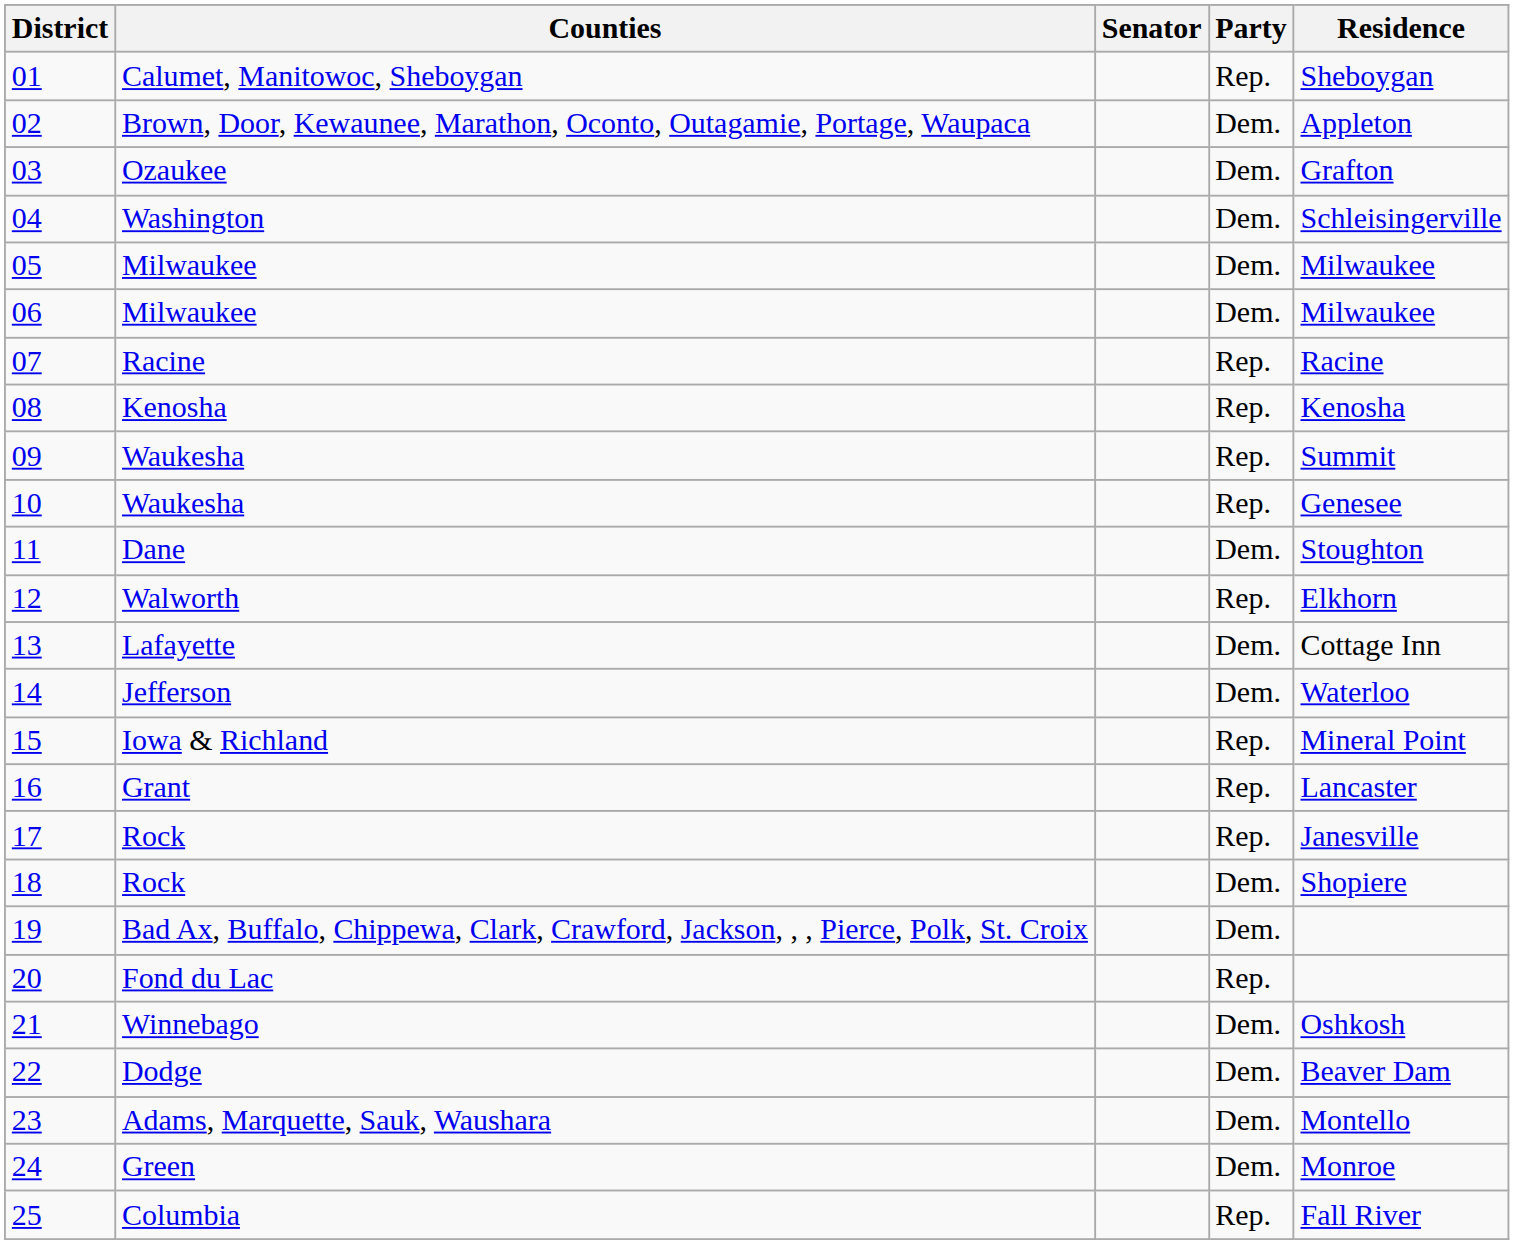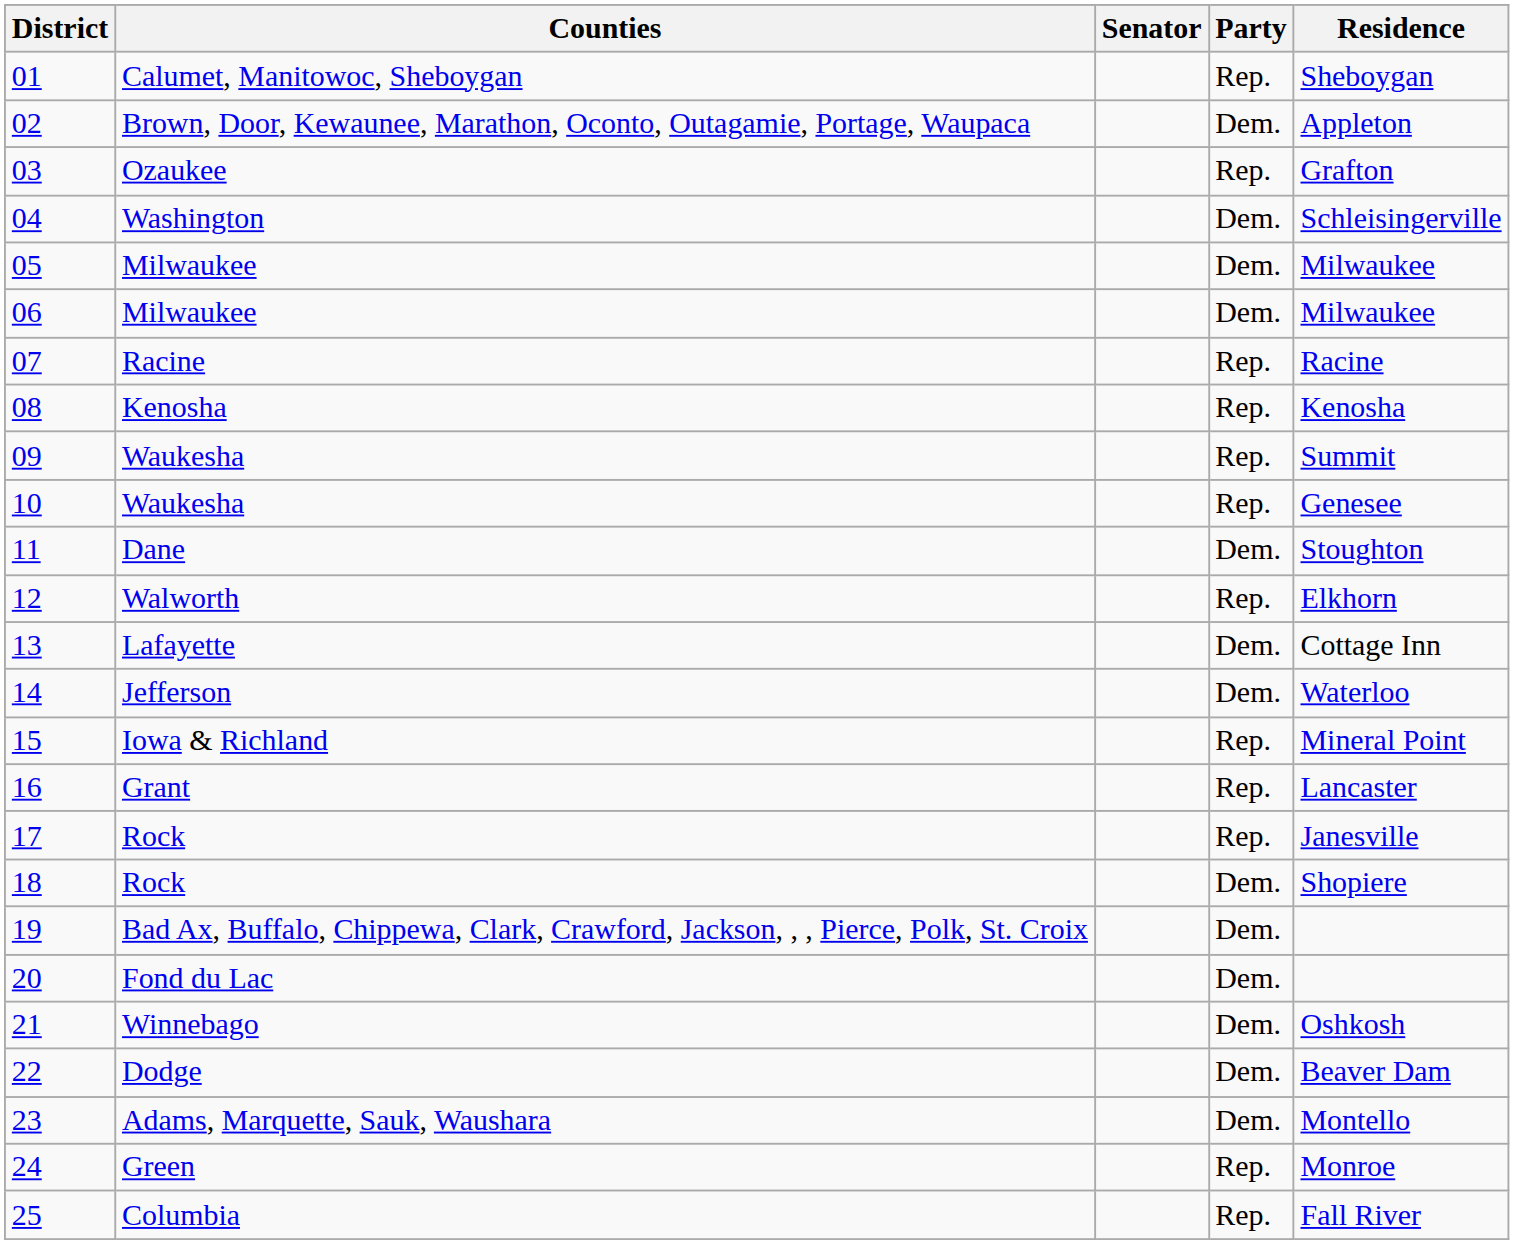(1248, 170) Dem. -> (1243, 170) Rep.
(1243, 977) Rep. -> (1248, 977) Dem.
(1248, 1167) Dem. -> (1243, 1167) Rep.
